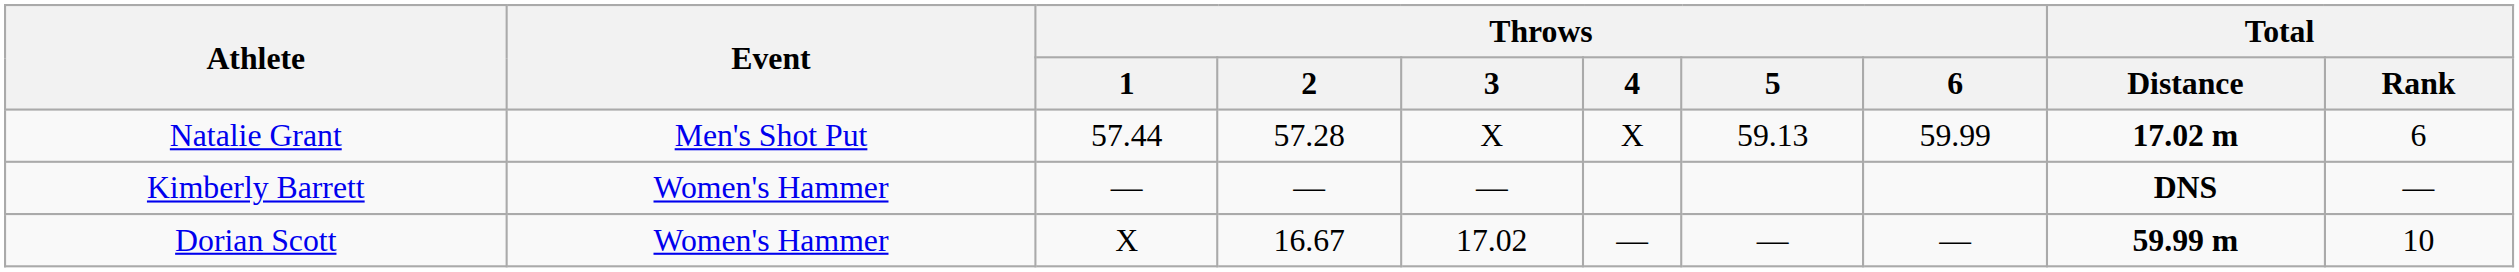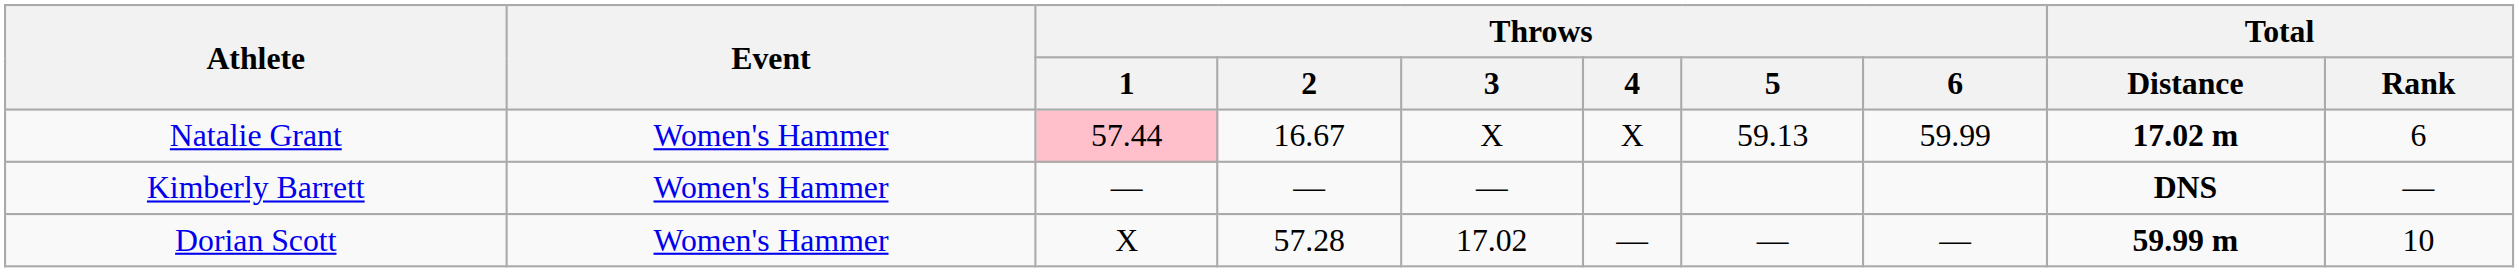(771, 135) Men's Shot Put -> (771, 135) Women's Hammer
(1127, 135) no background -> (1127, 135) pink background
(1309, 135) 57.28 -> (1309, 135) 16.67
(1309, 240) 16.67 -> (1309, 240) 57.28
